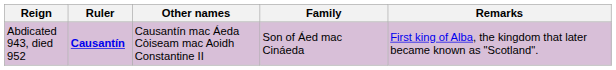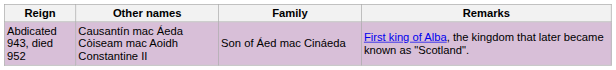- column: (100, 13)
